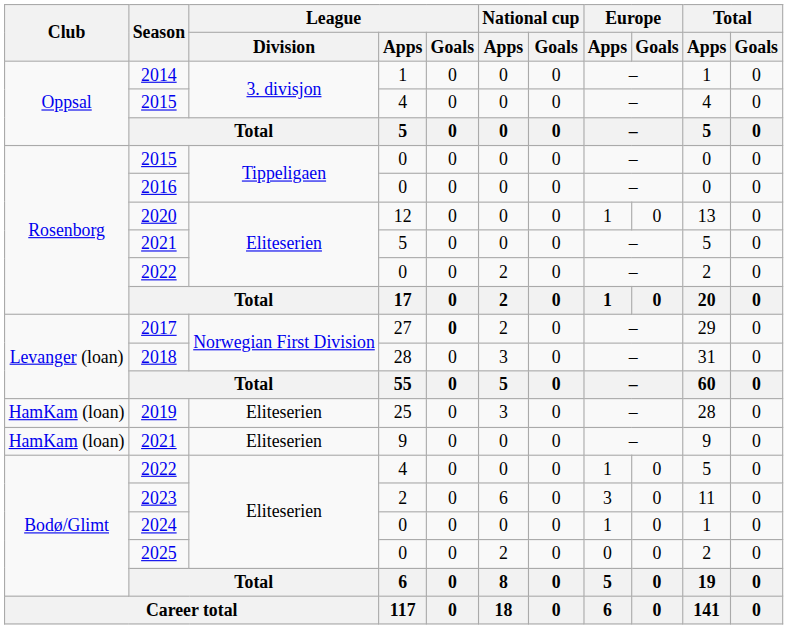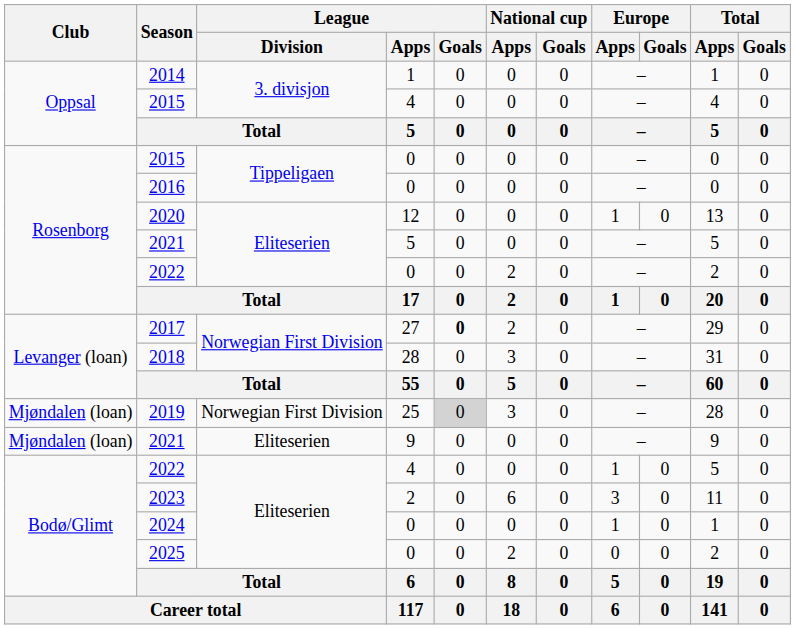(67, 412) HamKam (loan) -> (71, 412) Mjøndalen (loan)
(284, 412) Eliteserien -> (292, 412) Norwegian First Division
(452, 412) no background -> (460, 412) lightgrey background
(67, 441) HamKam (loan) -> (71, 441) Mjøndalen (loan)
